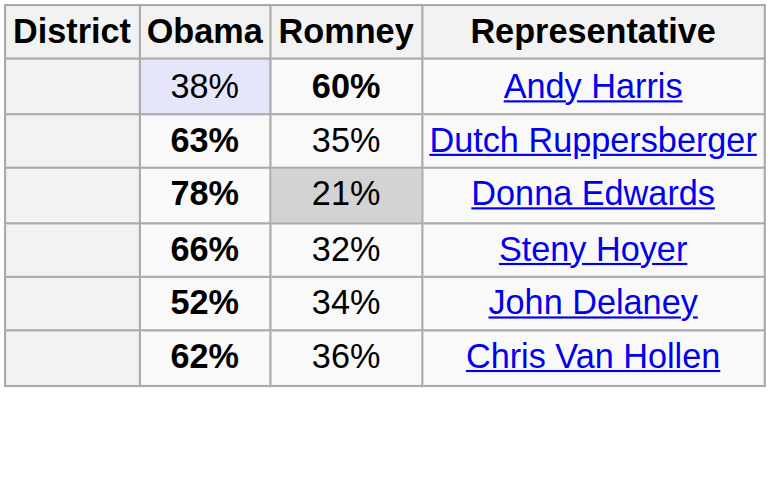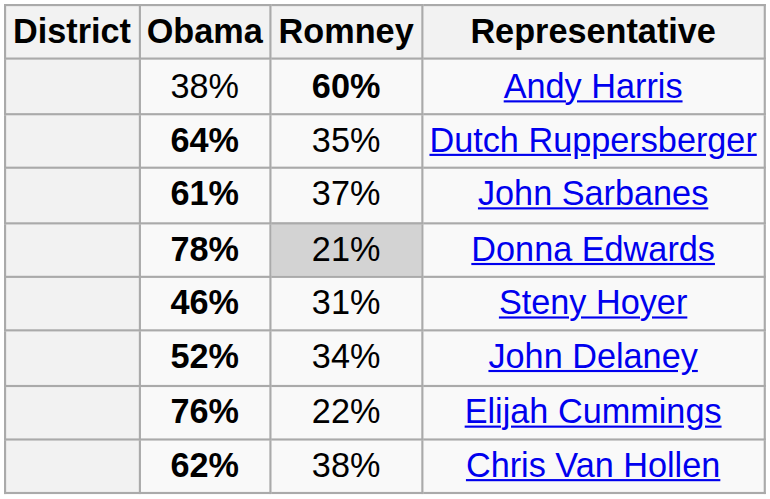(205, 85) lavender background -> (205, 85) no background
(205, 140) 63% -> (205, 140) 64%
+ row: (593, 194)
(205, 248) 66% -> (205, 303) 46%
(346, 248) 32% -> (346, 303) 31%
+ row: (593, 411)
(346, 357) 36% -> (346, 466) 38%
